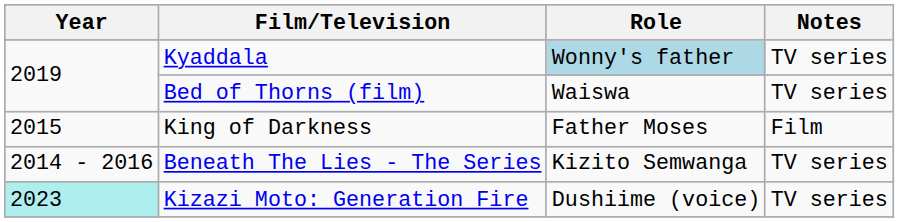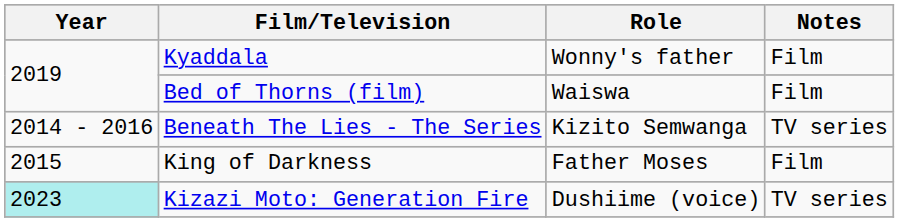(643, 58) lightblue background -> (643, 58) no background
(829, 58) TV series -> (797, 58) Film
(829, 93) TV series -> (797, 93) Film
rows swapped: (268, 129) <-> (353, 164)
